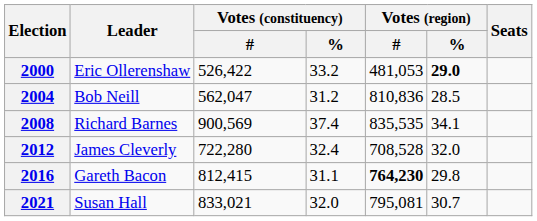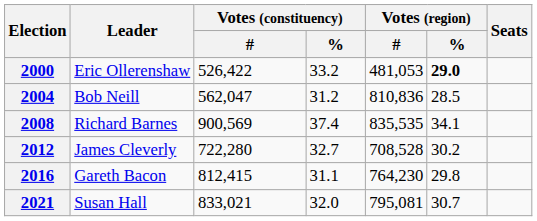(324, 149) 32.4 -> (324, 149) 32.7
(446, 149) 32.0 -> (446, 149) 30.2
(396, 176) bold -> (396, 176) normal
